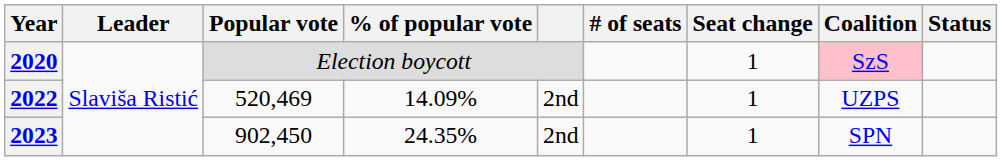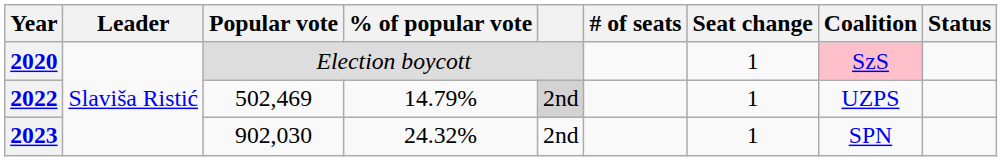(274, 98) 520,469 -> (274, 98) 502,469
(441, 98) 14.09% -> (441, 98) 14.79%
(561, 98) no background -> (561, 98) lightgrey background
(274, 135) 902,450 -> (274, 135) 902,030
(441, 135) 24.35% -> (441, 135) 24.32%
